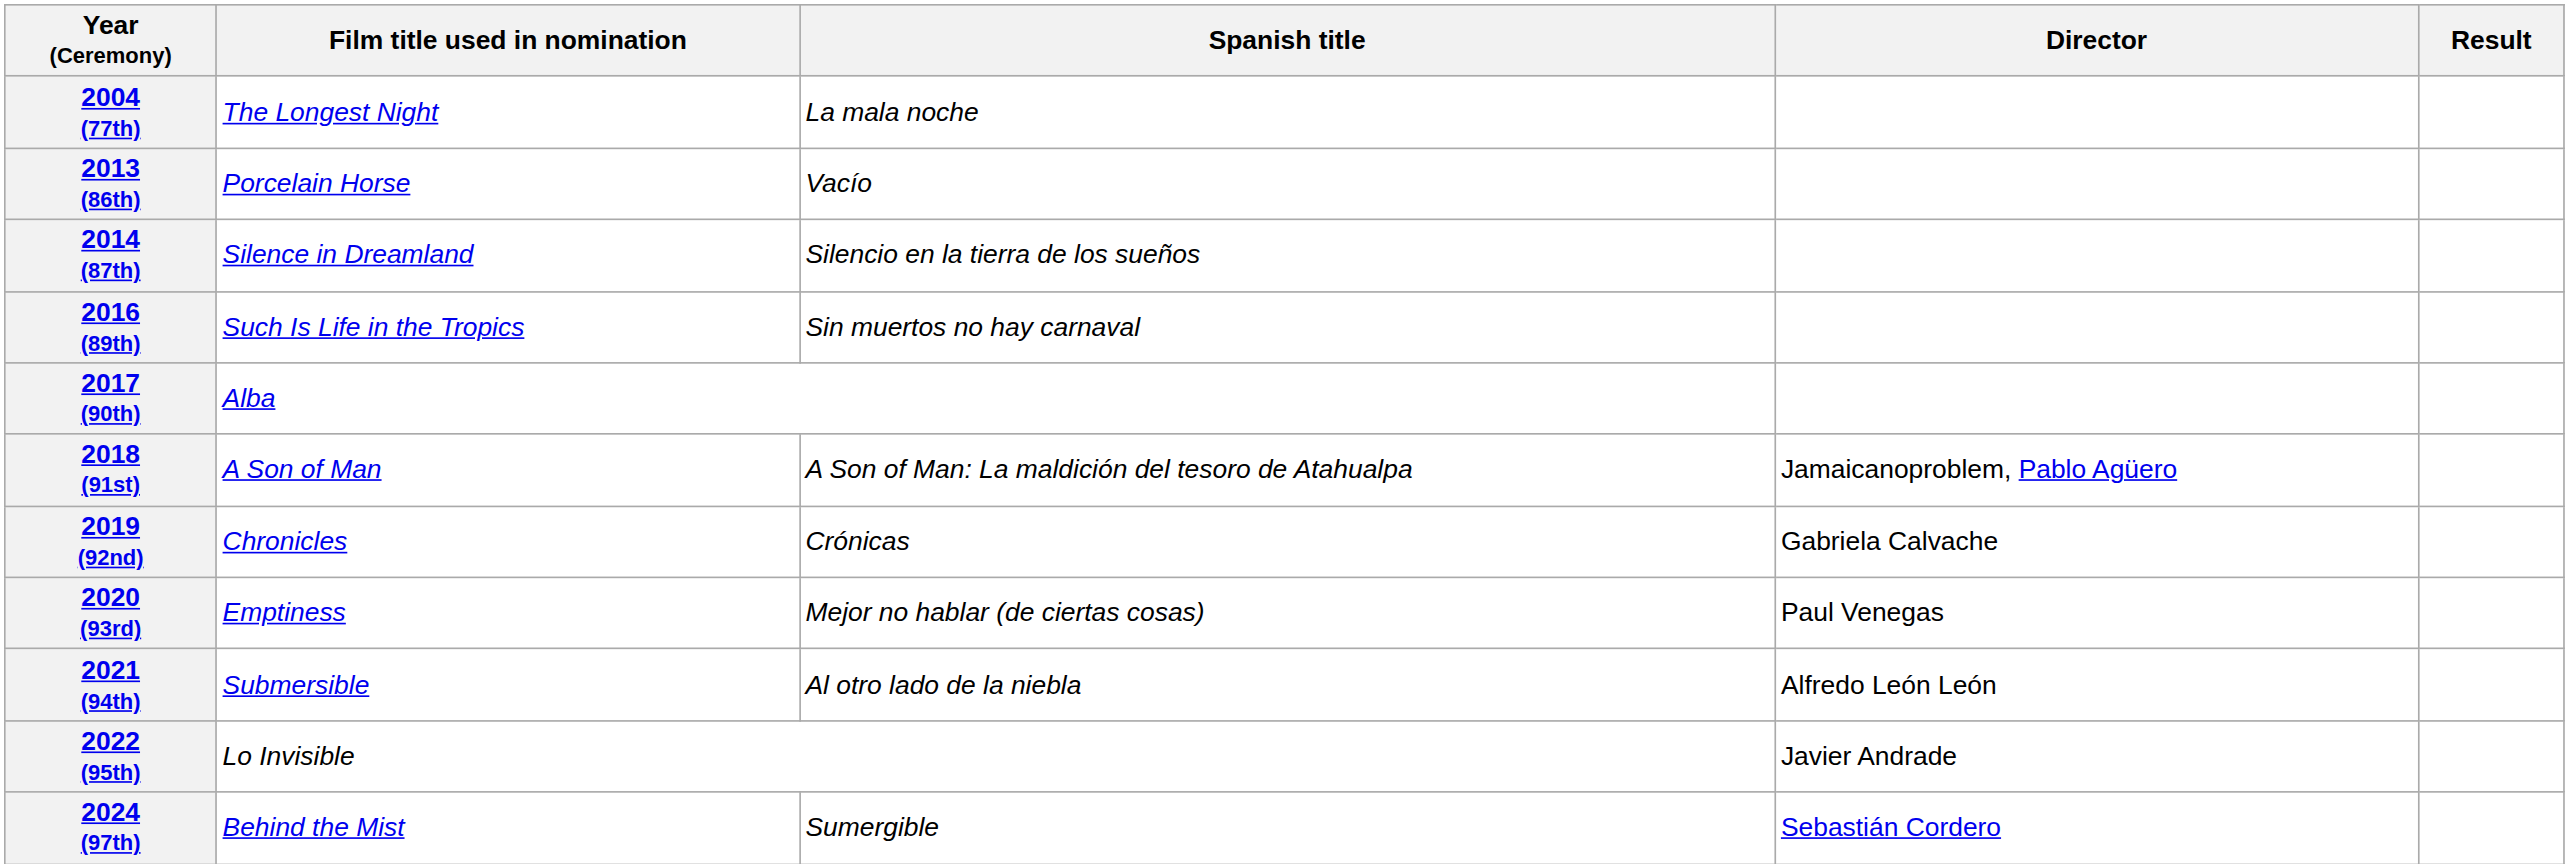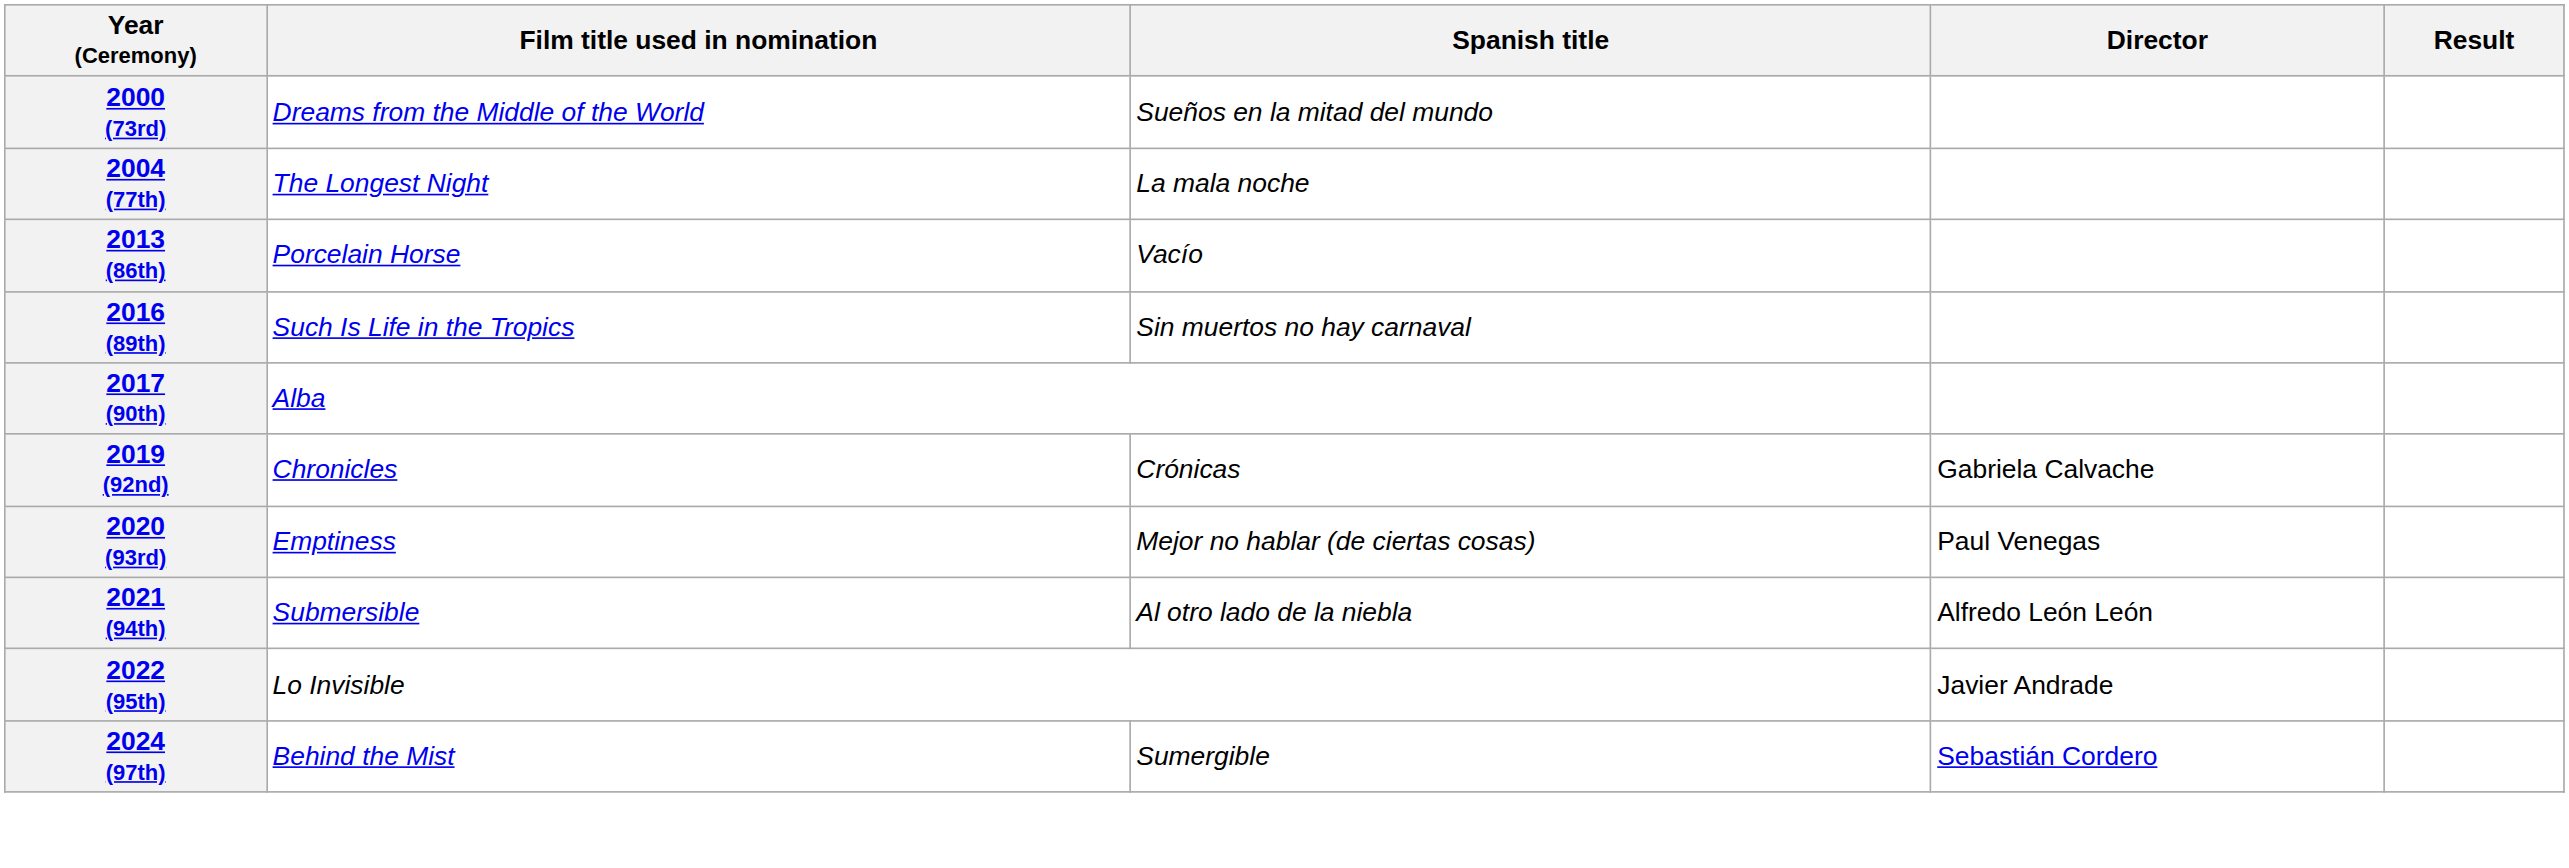+ row: (136, 111)
- row: (111, 254)
- row: (111, 469)
